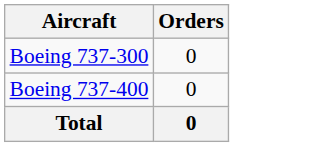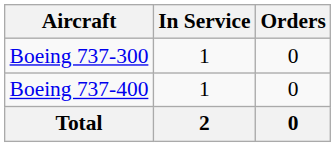+ column: (204, 21)
